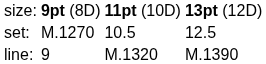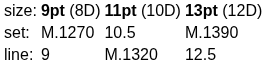(201, 32) 12.5 -> (212, 32) M.1390
(212, 54) M.1390 -> (201, 54) 12.5
